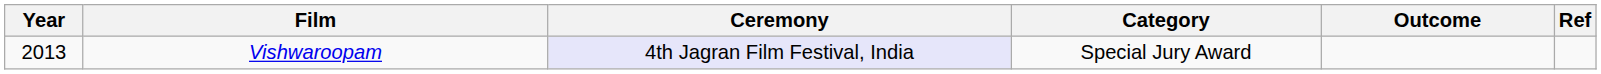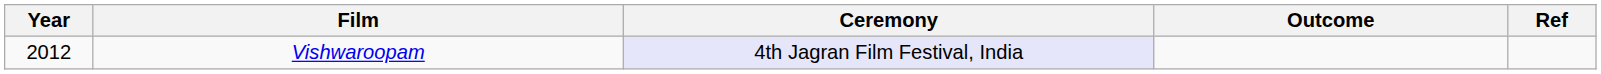- column: (1166, 20)
(44, 52) 2013 -> (49, 52) 2012
